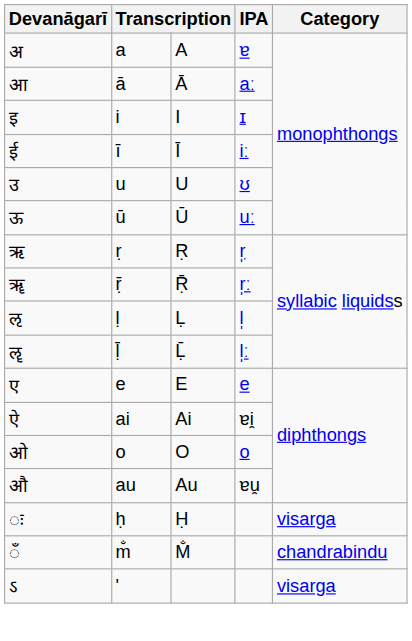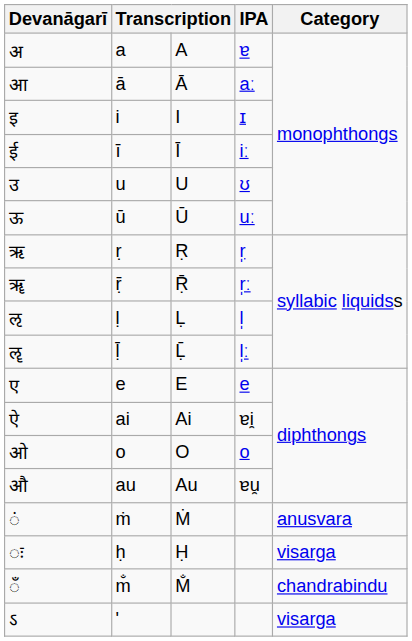+ row: (14, 520)
